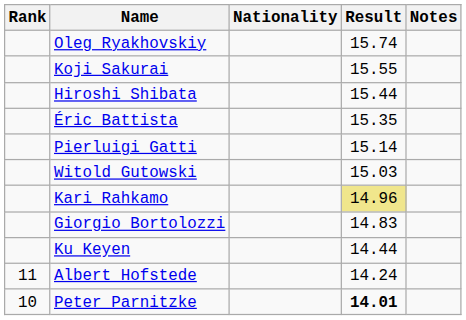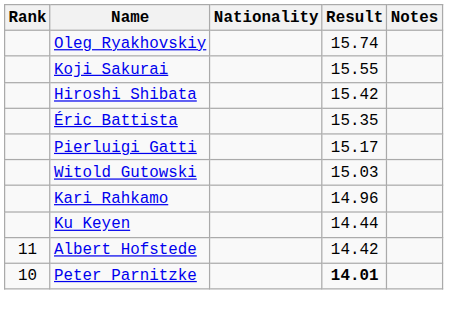(374, 95) 15.44 -> (355, 95) 15.42
(374, 147) 15.14 -> (355, 147) 15.17
(374, 198) khaki background -> (355, 198) no background
- row: (140, 224)
(374, 276) 14.24 -> (355, 250) 14.42
